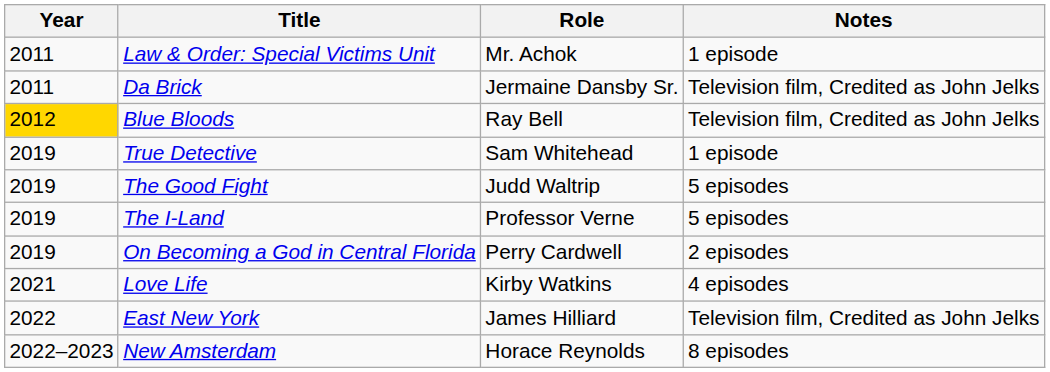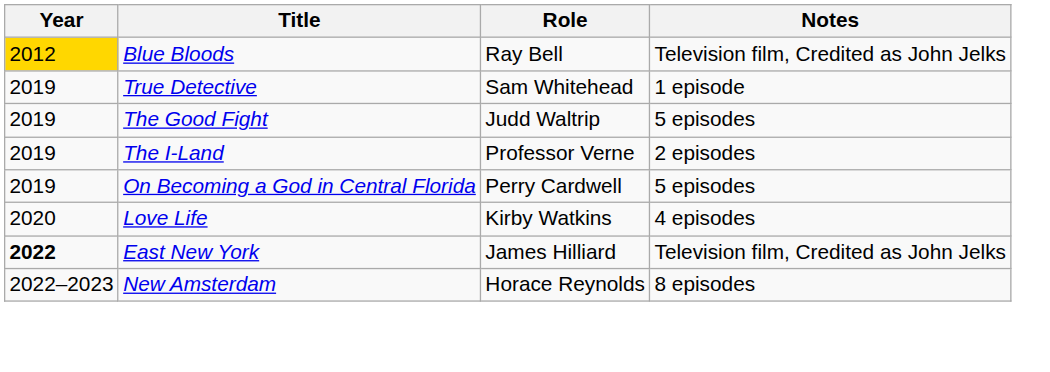- row: (279, 53)
- row: (162, 86)
(738, 218) 5 episodes -> (705, 152) 2 episodes
(738, 251) 2 episodes -> (705, 185) 5 episodes
(33, 284) 2021 -> (33, 218) 2020
(33, 317) normal -> (33, 251) bold
